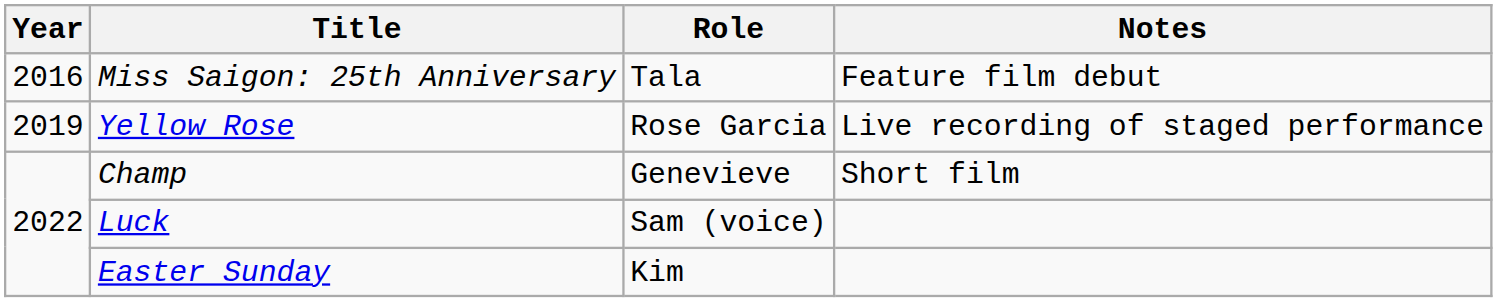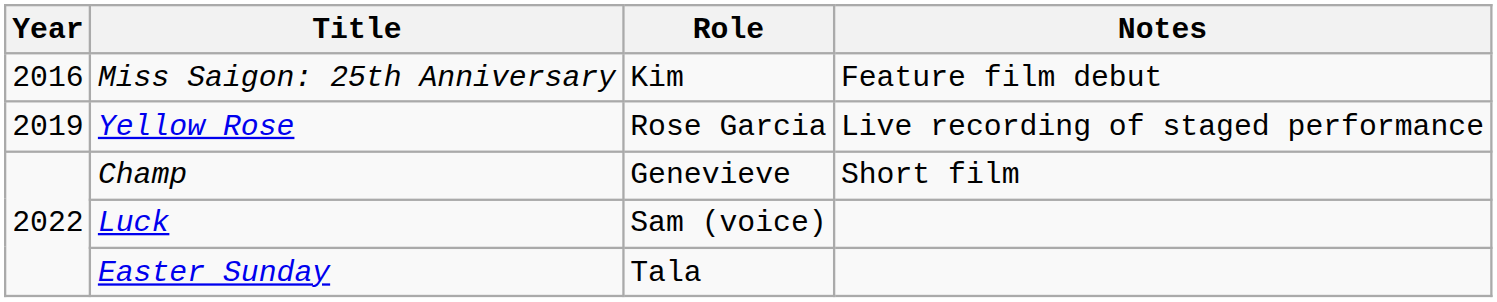(666, 78) Tala -> (657, 78) Kim
(657, 272) Kim -> (666, 272) Tala
